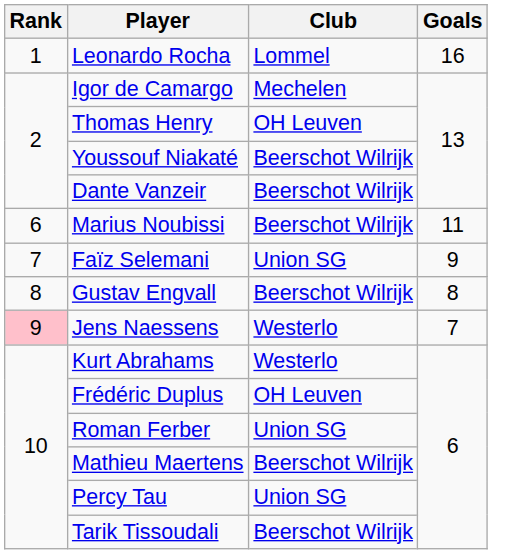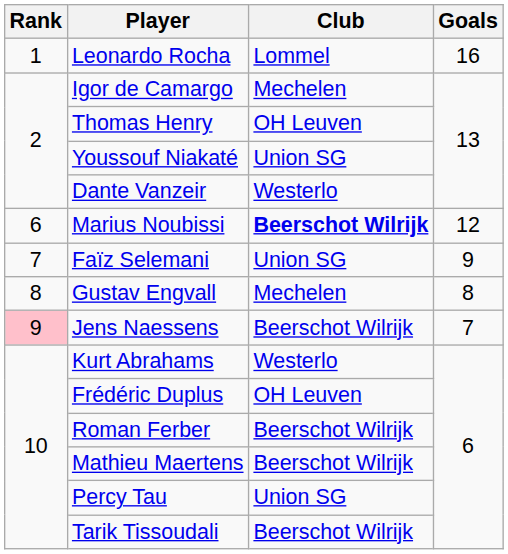(333, 157) Beerschot Wilrijk -> (300, 157) Union SG
(333, 191) Beerschot Wilrijk -> (296, 191) Westerlo
(333, 225) normal -> (341, 225) bold
(453, 225) 11 -> (468, 225) 12
(333, 293) Beerschot Wilrijk -> (300, 293) Mechelen
(296, 327) Westerlo -> (333, 327) Beerschot Wilrijk
(300, 429) Union SG -> (333, 429) Beerschot Wilrijk
